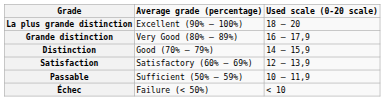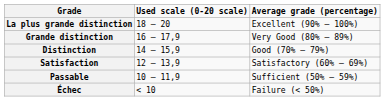columns swapped: (199, 11) <-> (322, 11)
